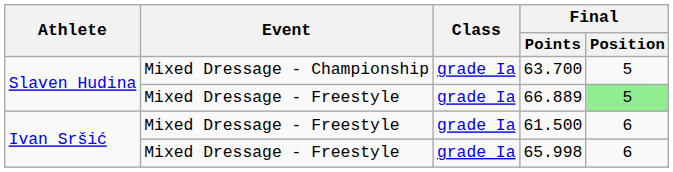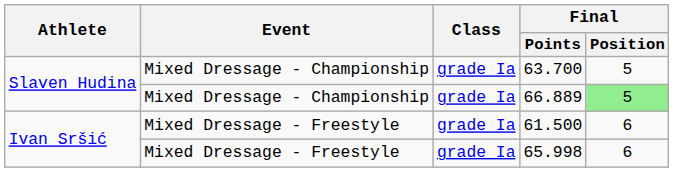(272, 98) Mixed Dressage - Freestyle -> (287, 98) Mixed Dressage - Championship
